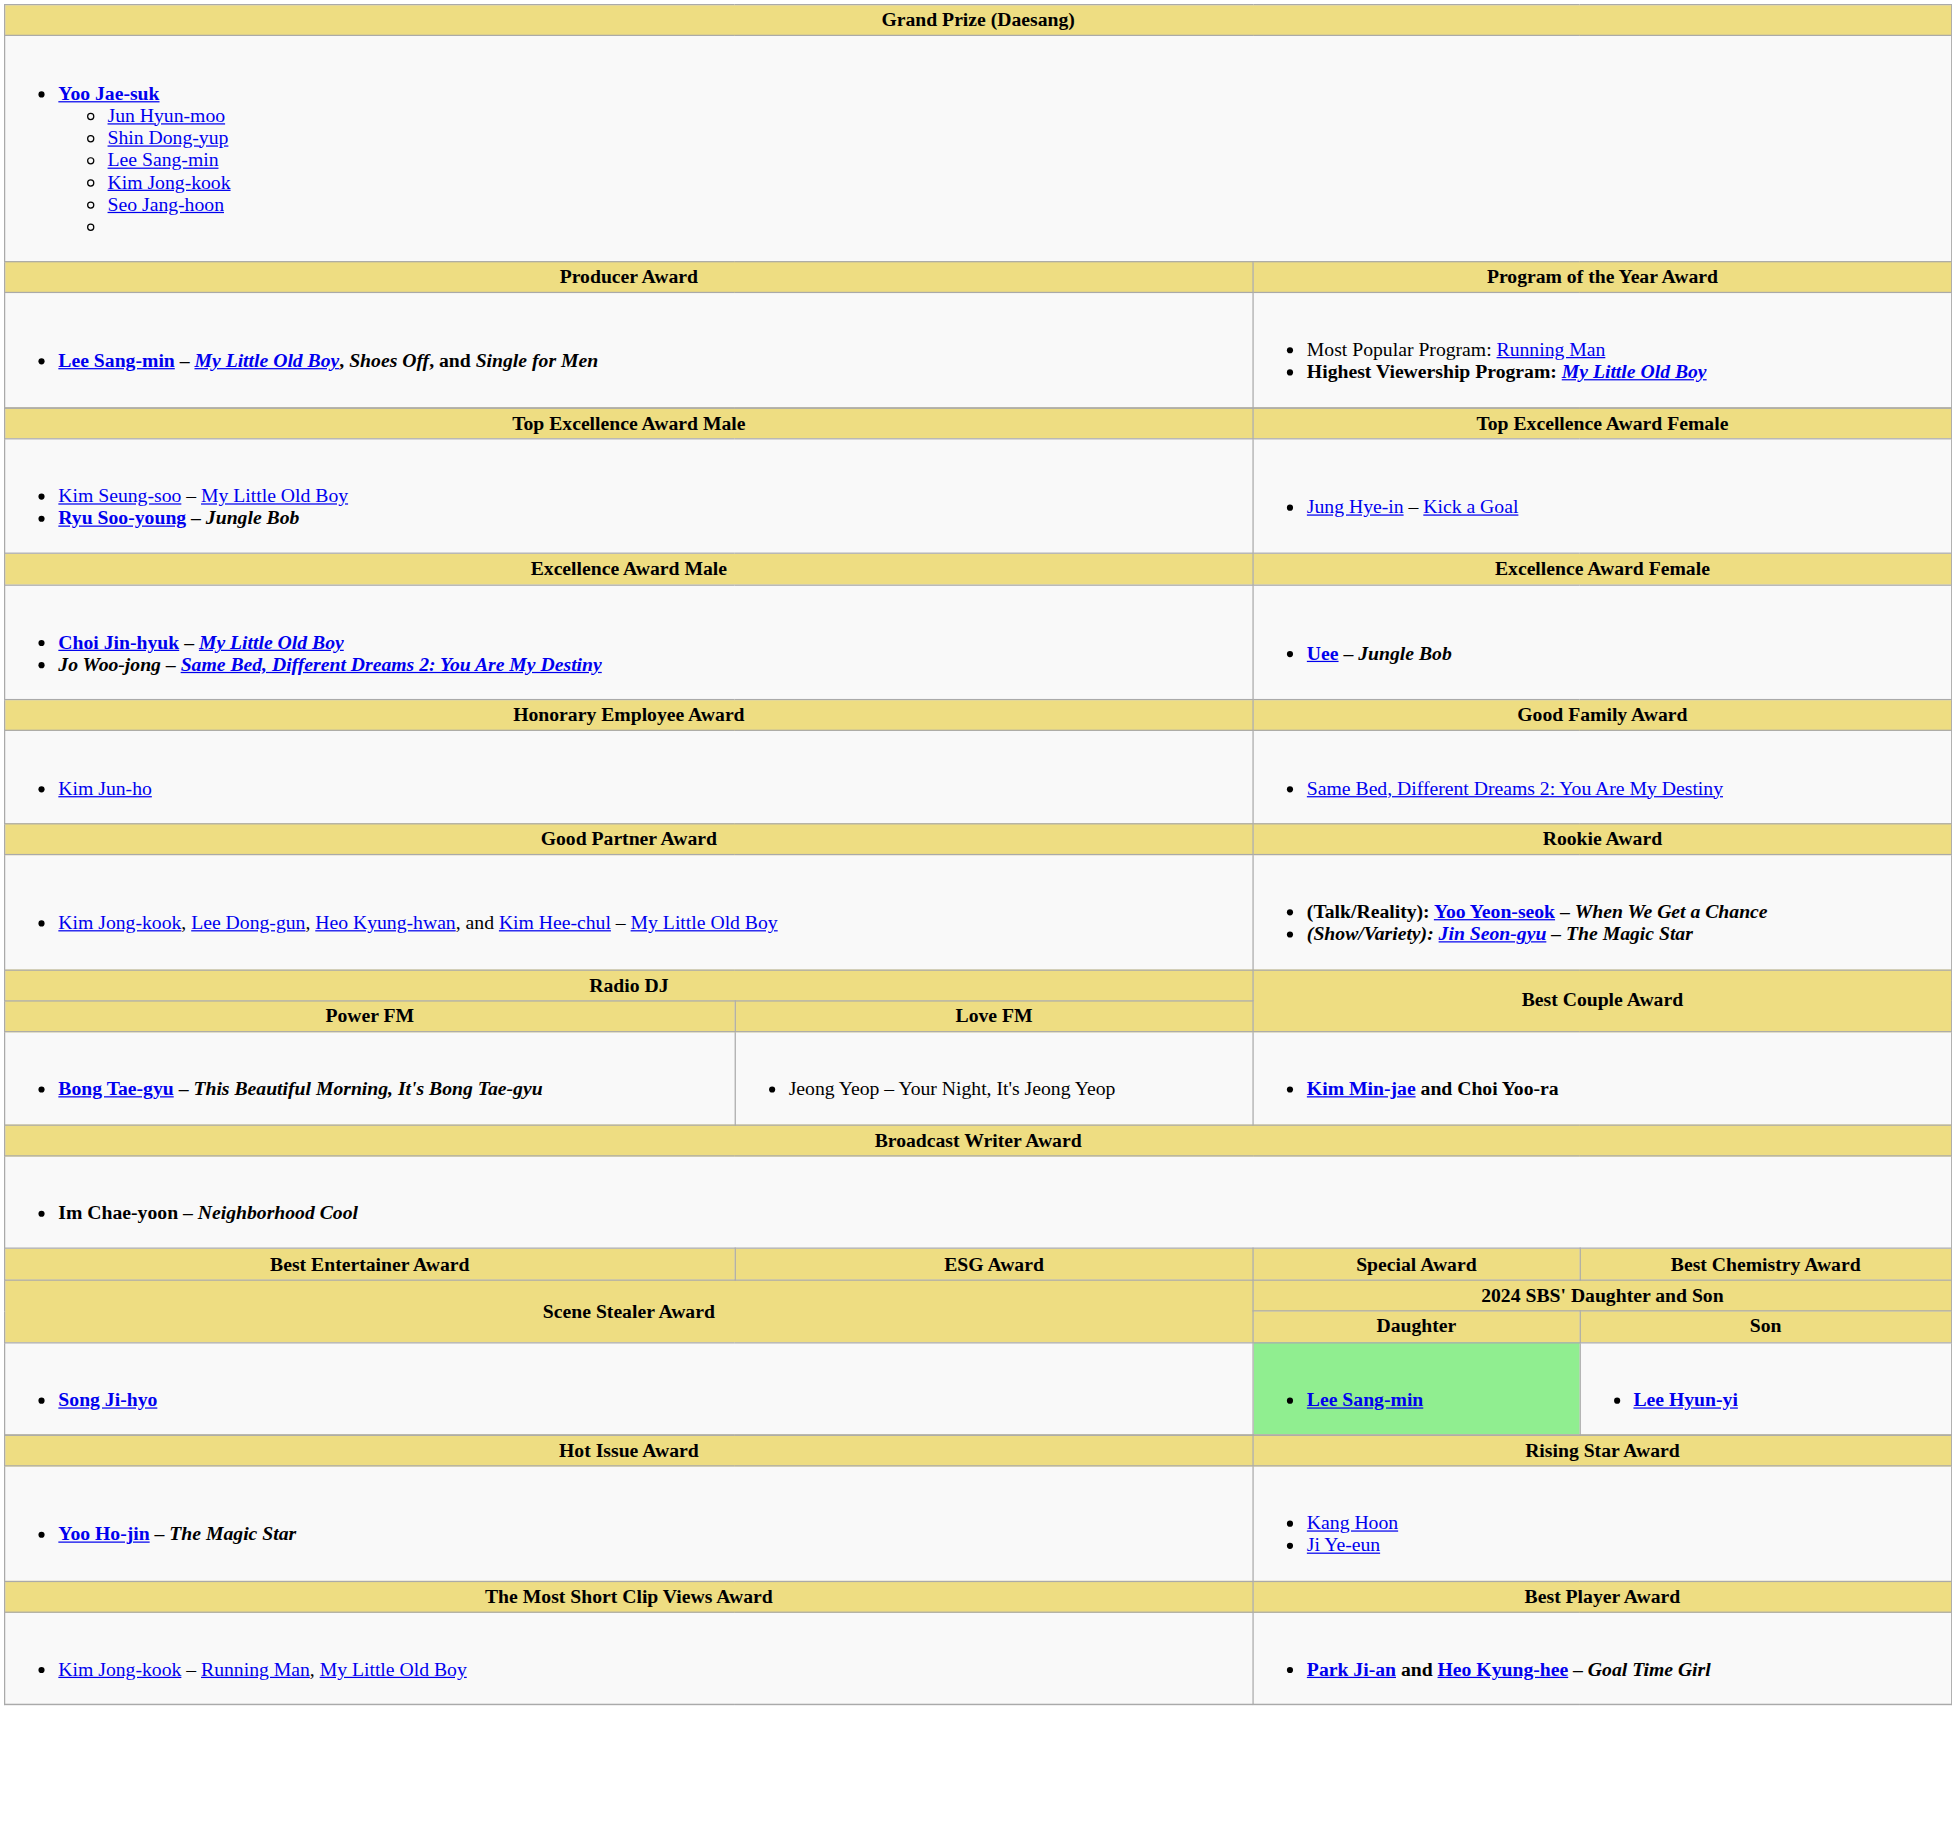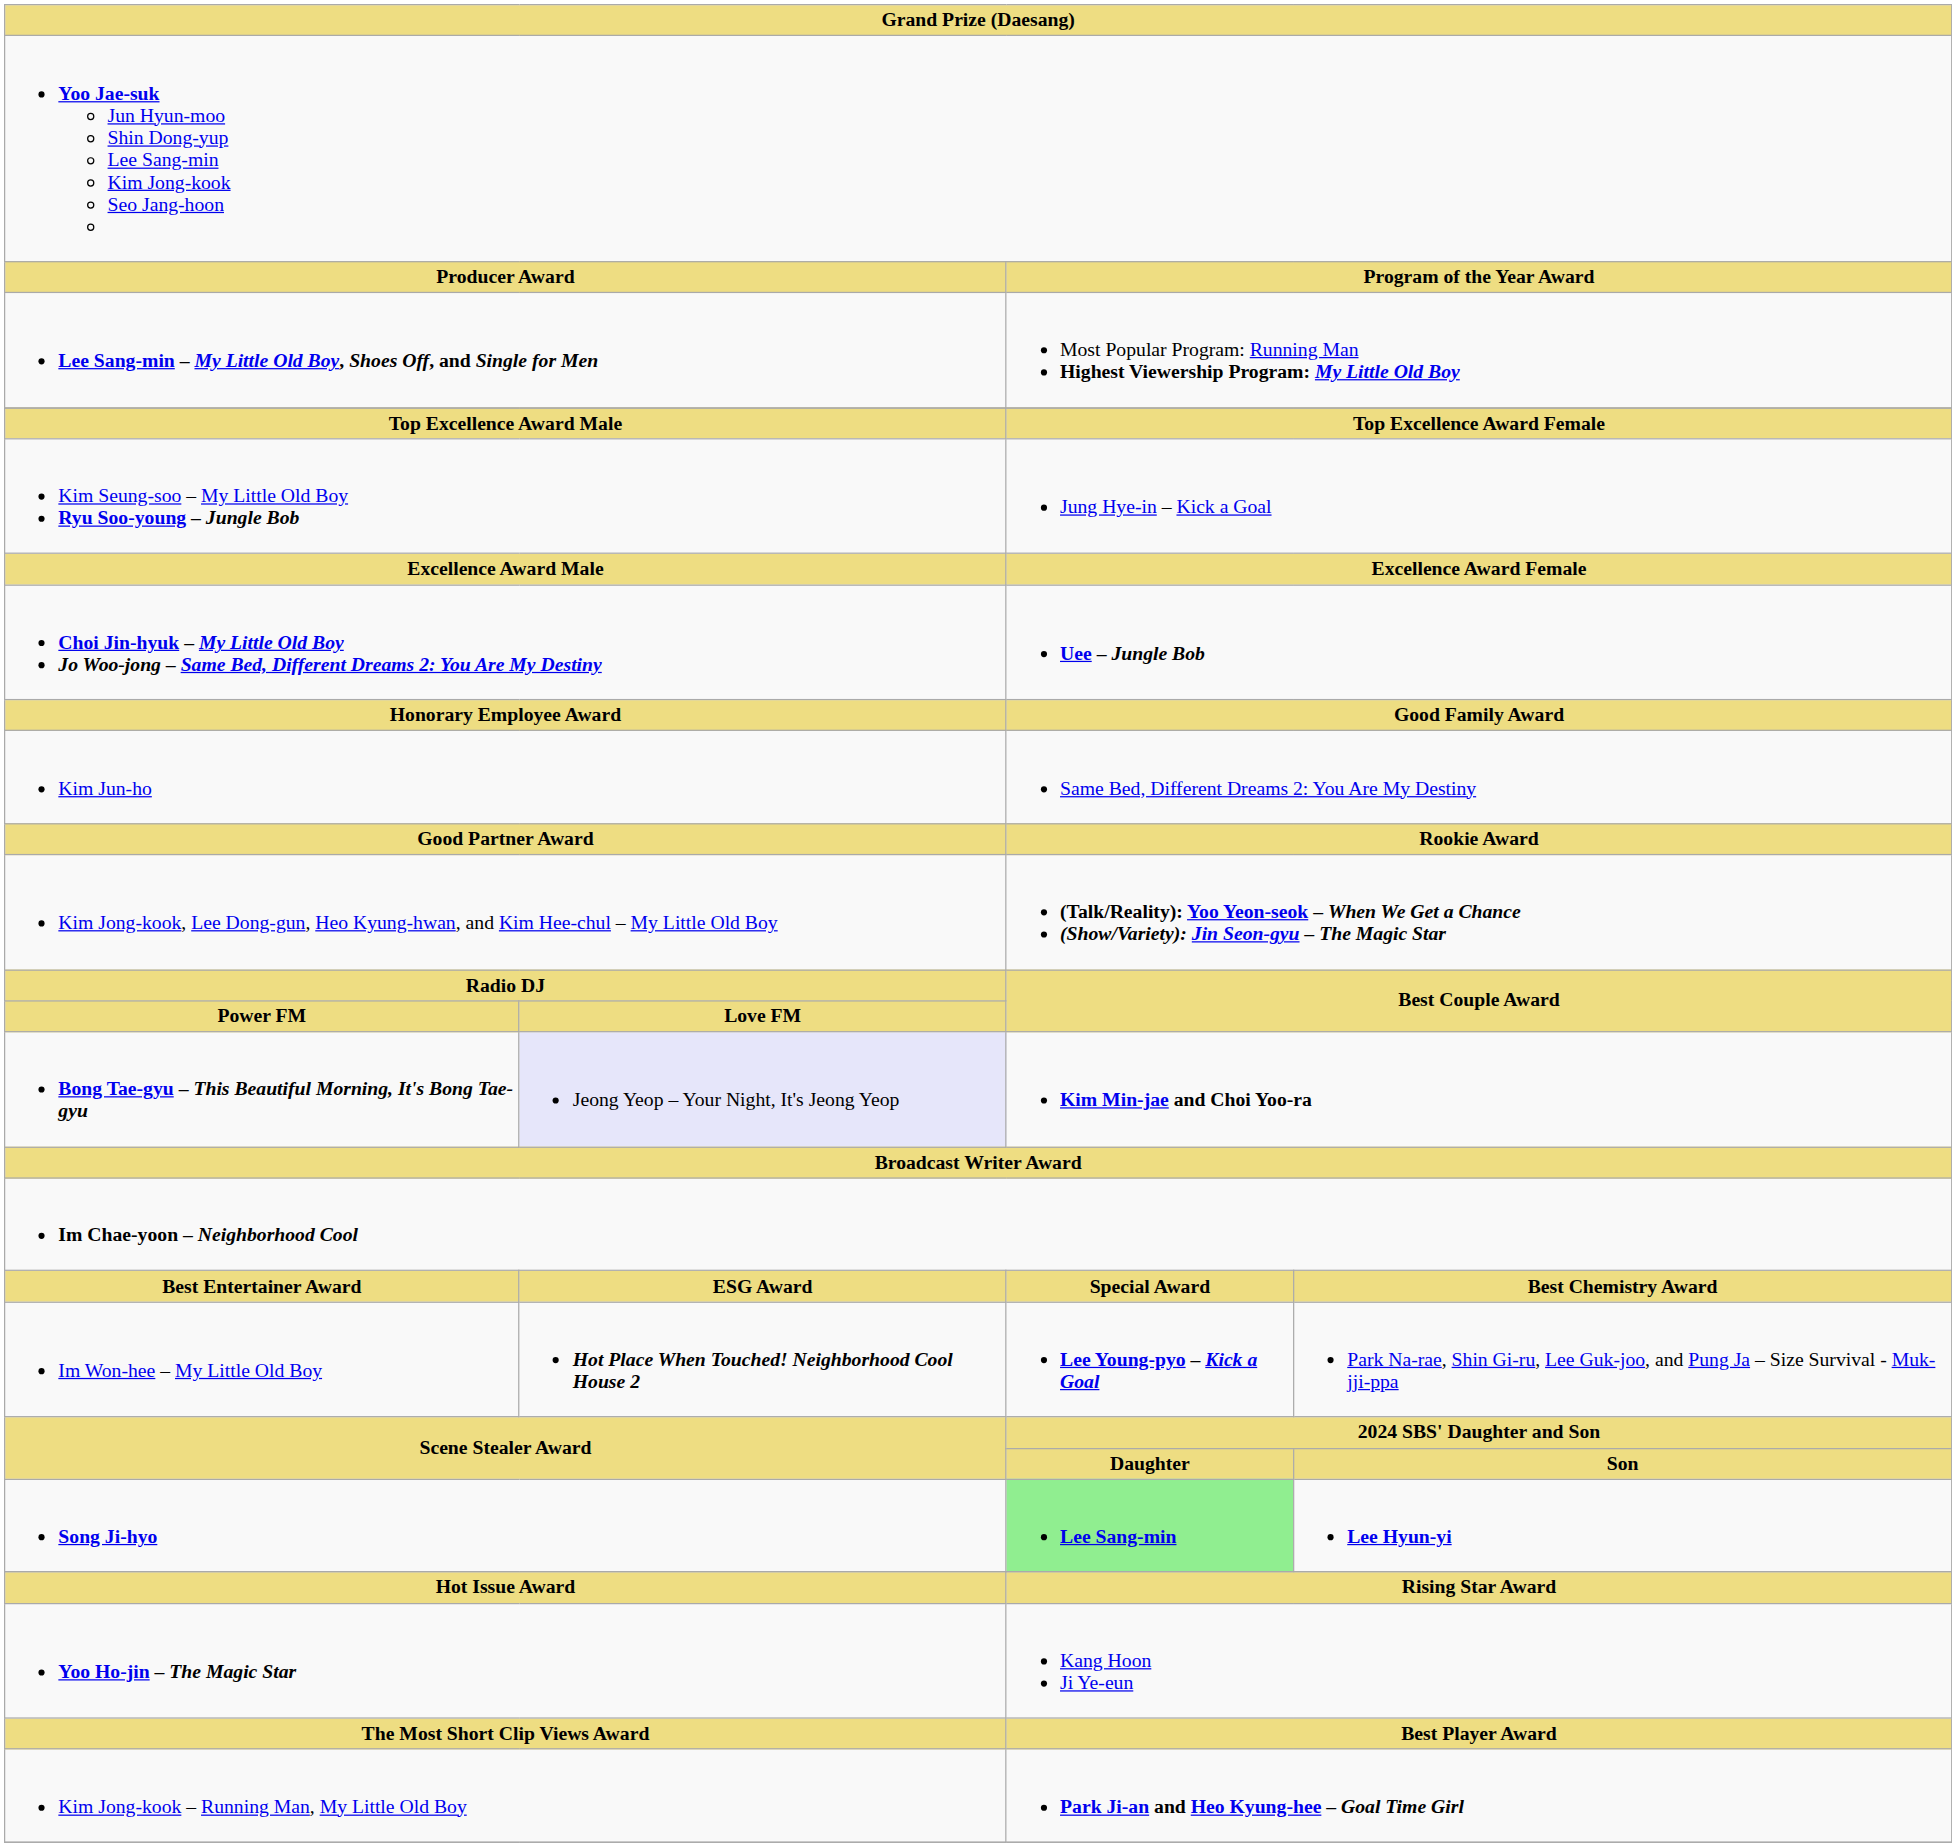(994, 1089) no background -> (763, 1100) lavender background
+ row: (262, 1370)
